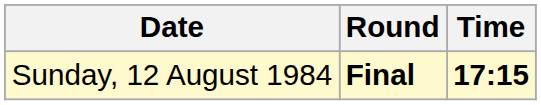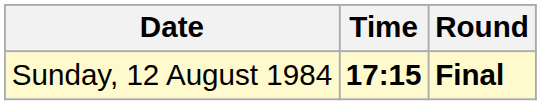columns swapped: (491, 27) <-> (393, 27)
